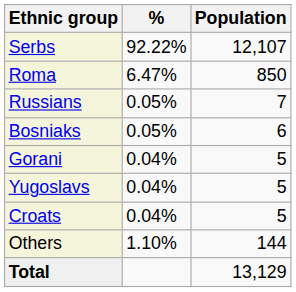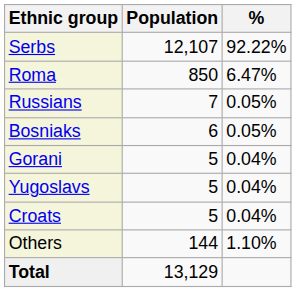columns swapped: (241, 18) <-> (156, 18)
